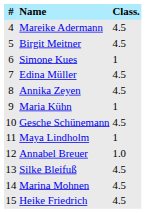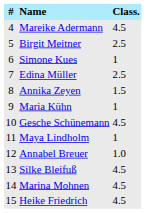(119, 43) 4.5 -> (119, 43) 2.5
(119, 74) 4.5 -> (119, 74) 2.5
(119, 90) 4.5 -> (119, 90) 1.5
